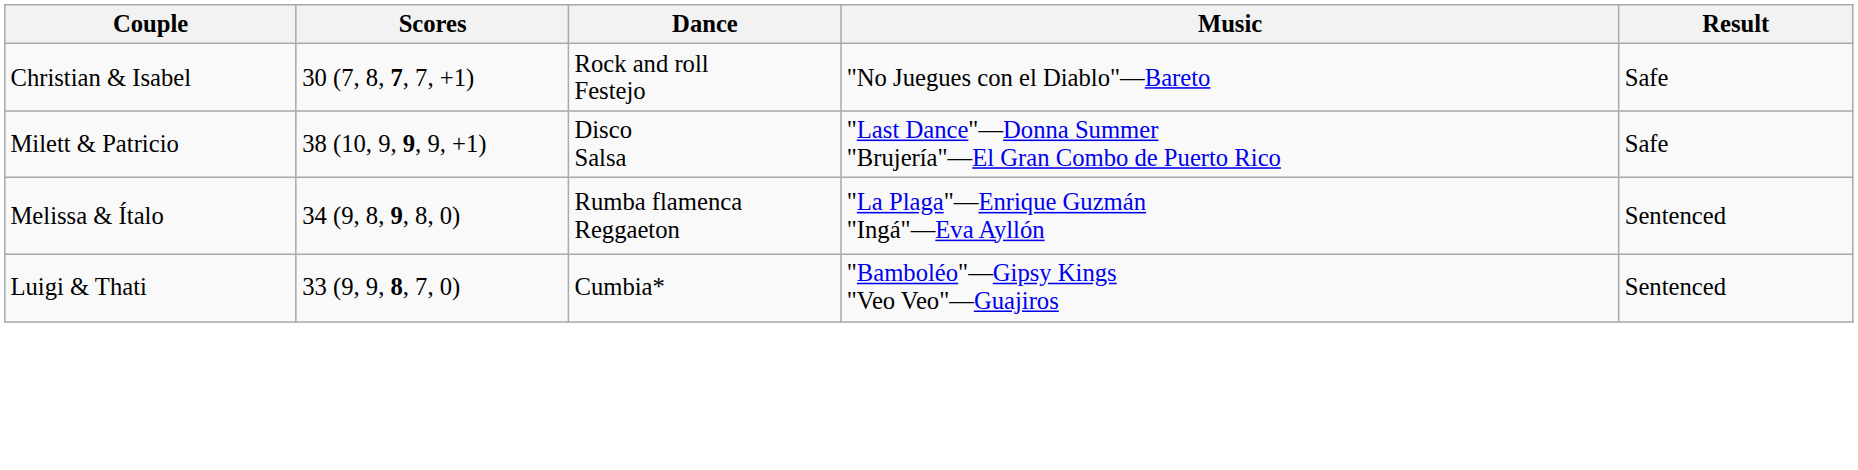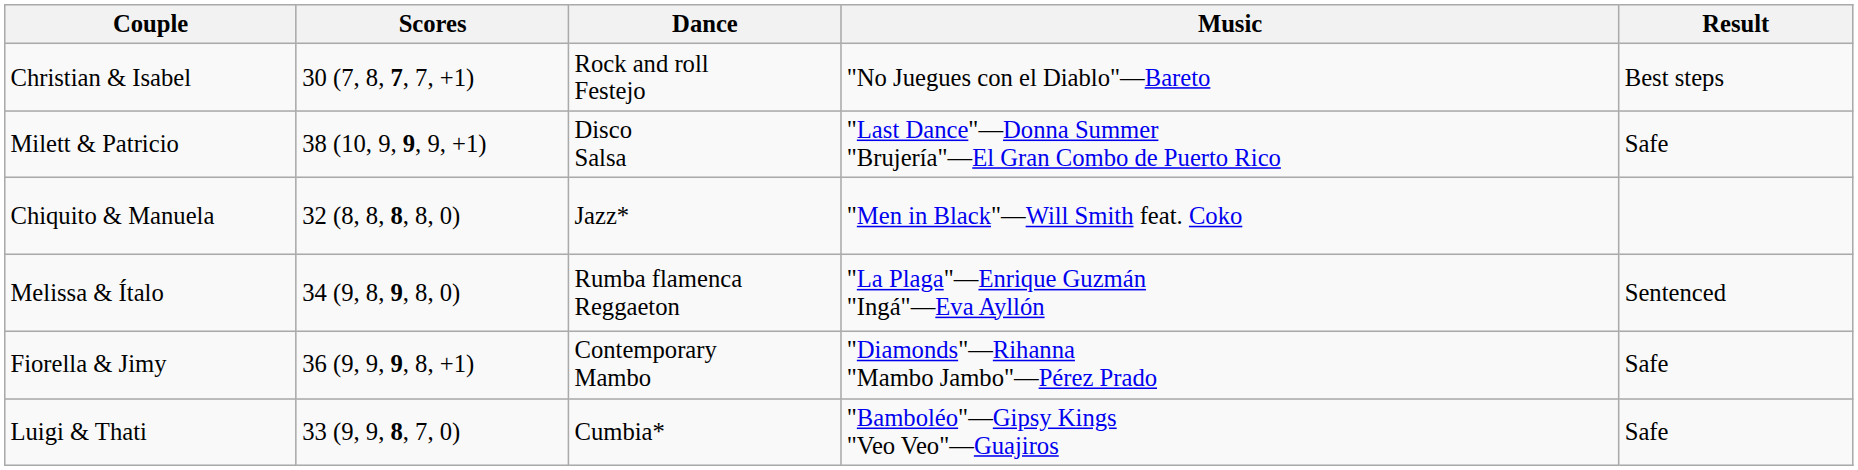(1647, 76) Safe -> (1674, 76) Best steps
+ row: (112, 215)
+ row: (88, 364)
(1675, 287) Sentenced -> (1647, 431) Safe
